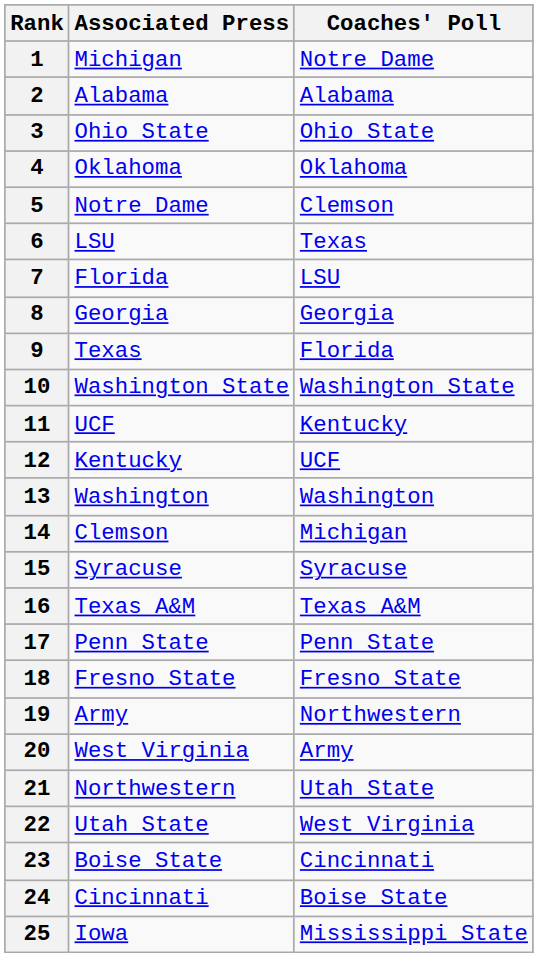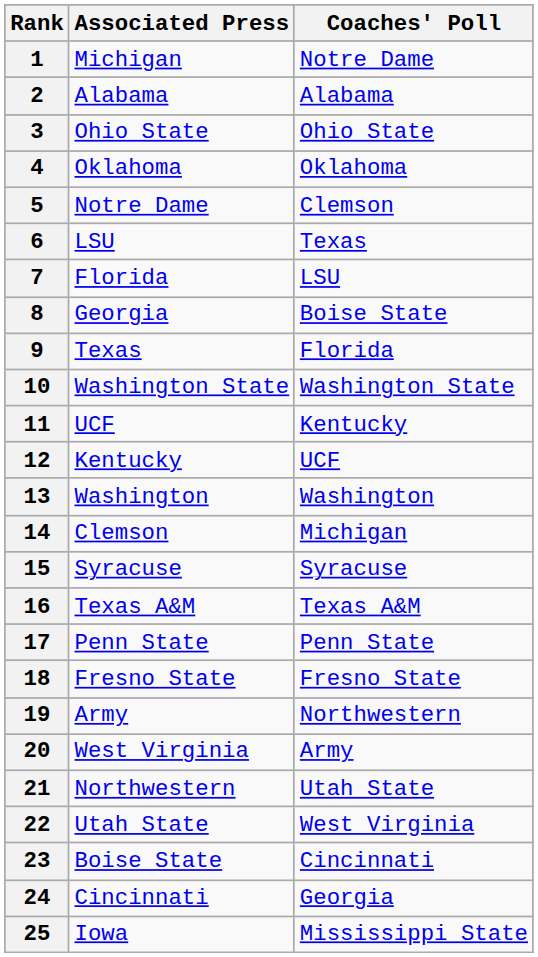(347, 315) Georgia -> (374, 315) Boise State
(374, 898) Boise State -> (347, 898) Georgia
